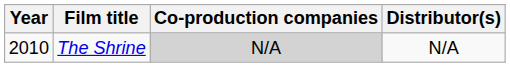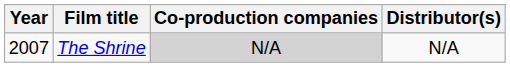(29, 47) 2010 -> (29, 47) 2007
